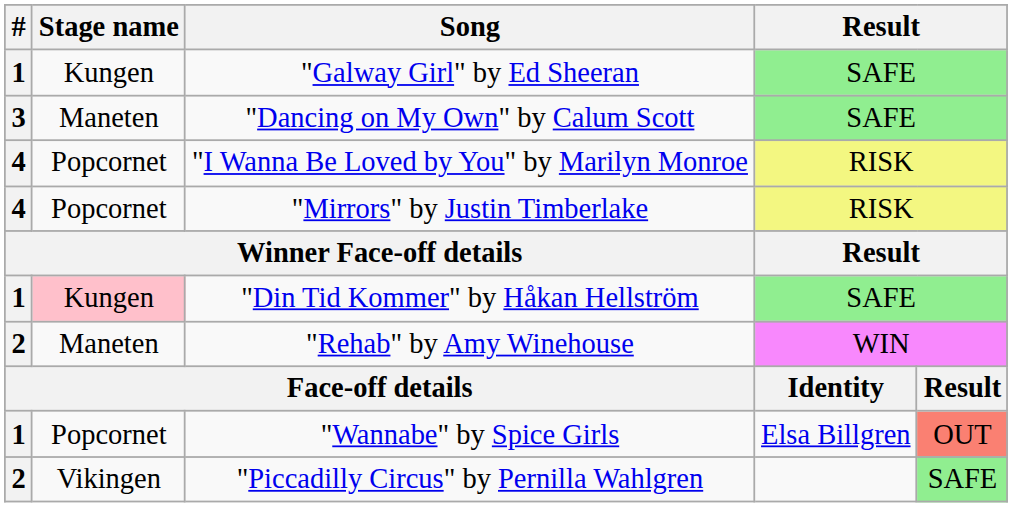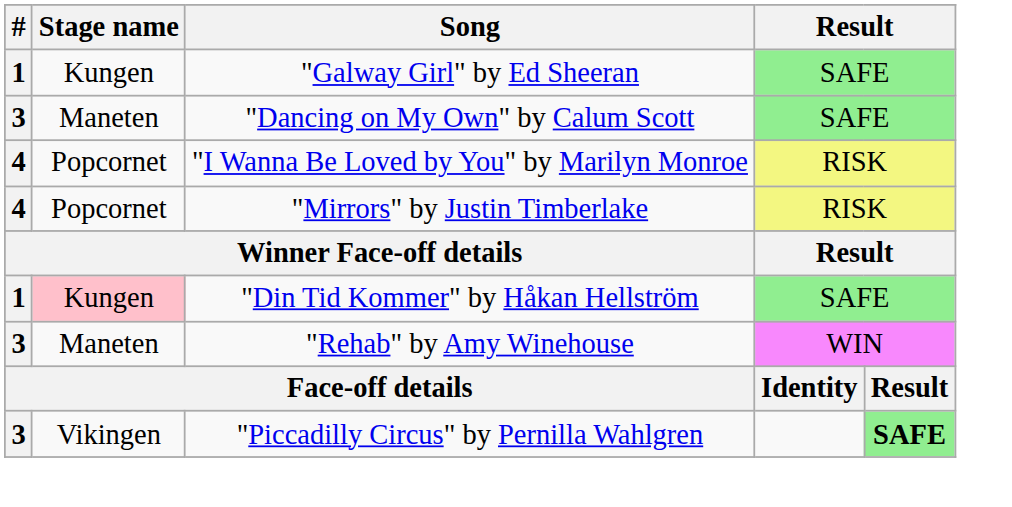(19, 343) 2 -> (19, 343) 3
- row: (470, 433)
(19, 478) 2 -> (19, 433) 3
(962, 478) normal -> (909, 433) bold
